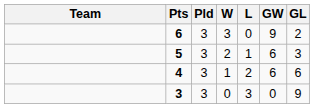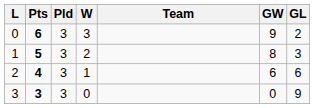columns swapped: (85, 14) <-> (249, 14)
(273, 53) 6 -> (273, 53) 8
